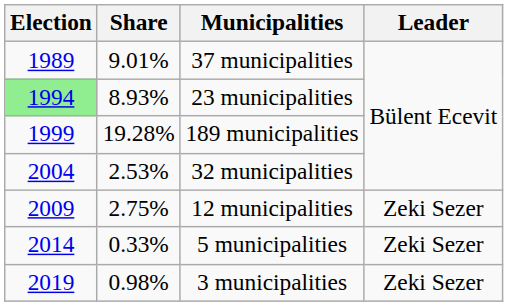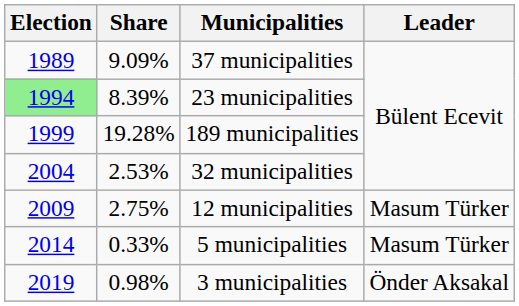(139, 60) 9.01% -> (139, 60) 9.09%
(139, 97) 8.93% -> (139, 97) 8.39%
(433, 208) Zeki Sezer -> (439, 208) Masum Türker
(433, 245) Zeki Sezer -> (439, 245) Masum Türker
(433, 282) Zeki Sezer -> (439, 282) Önder Aksakal
